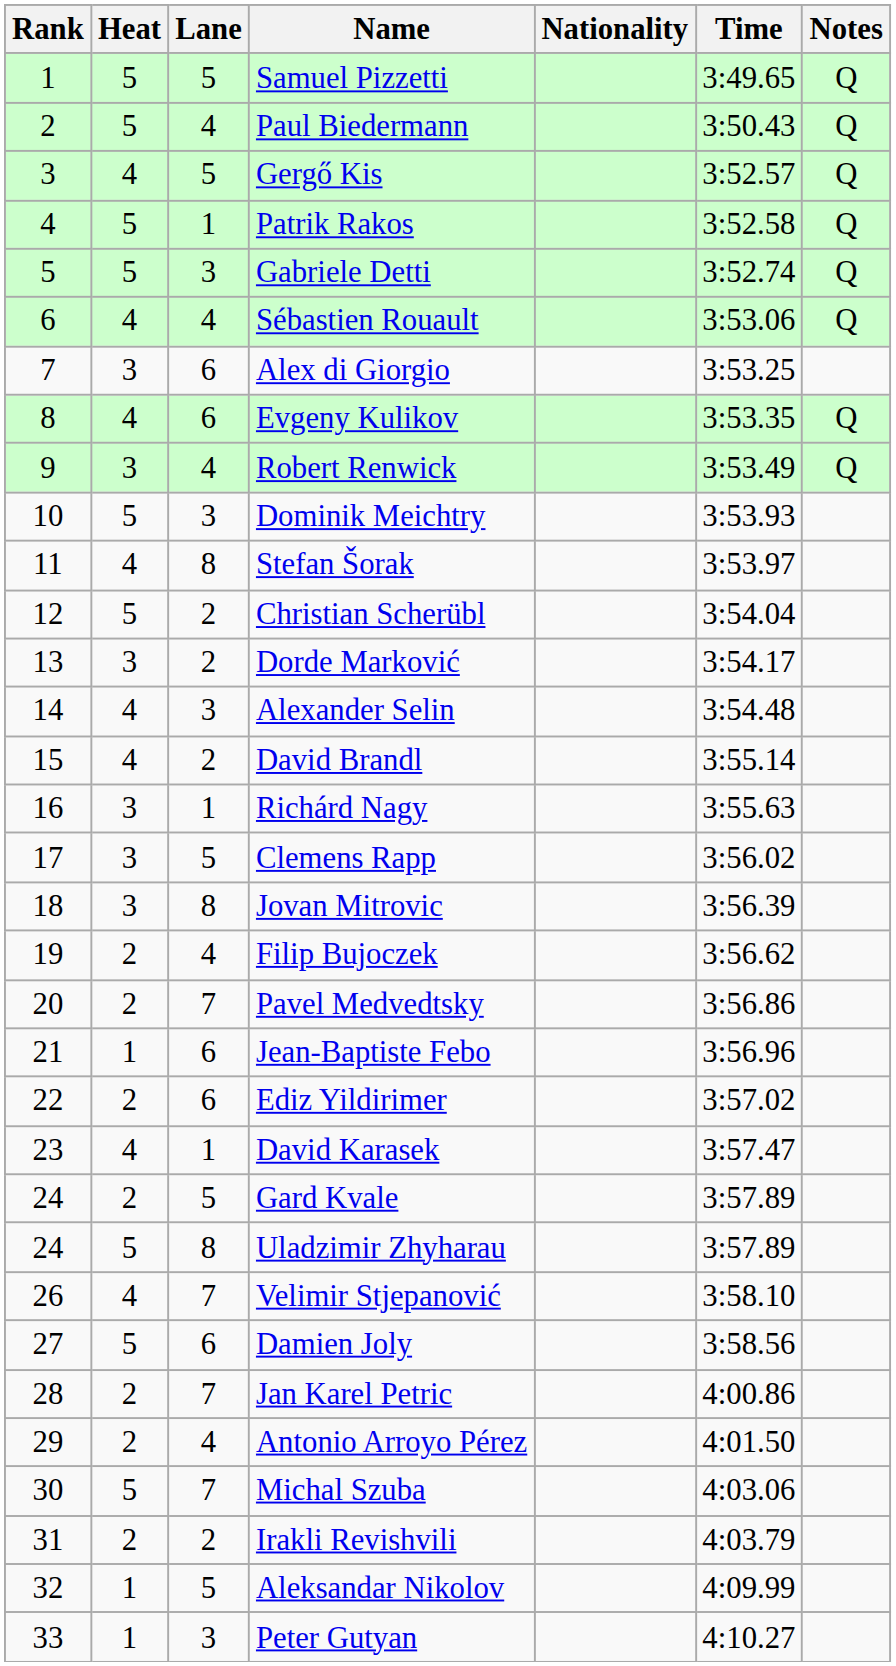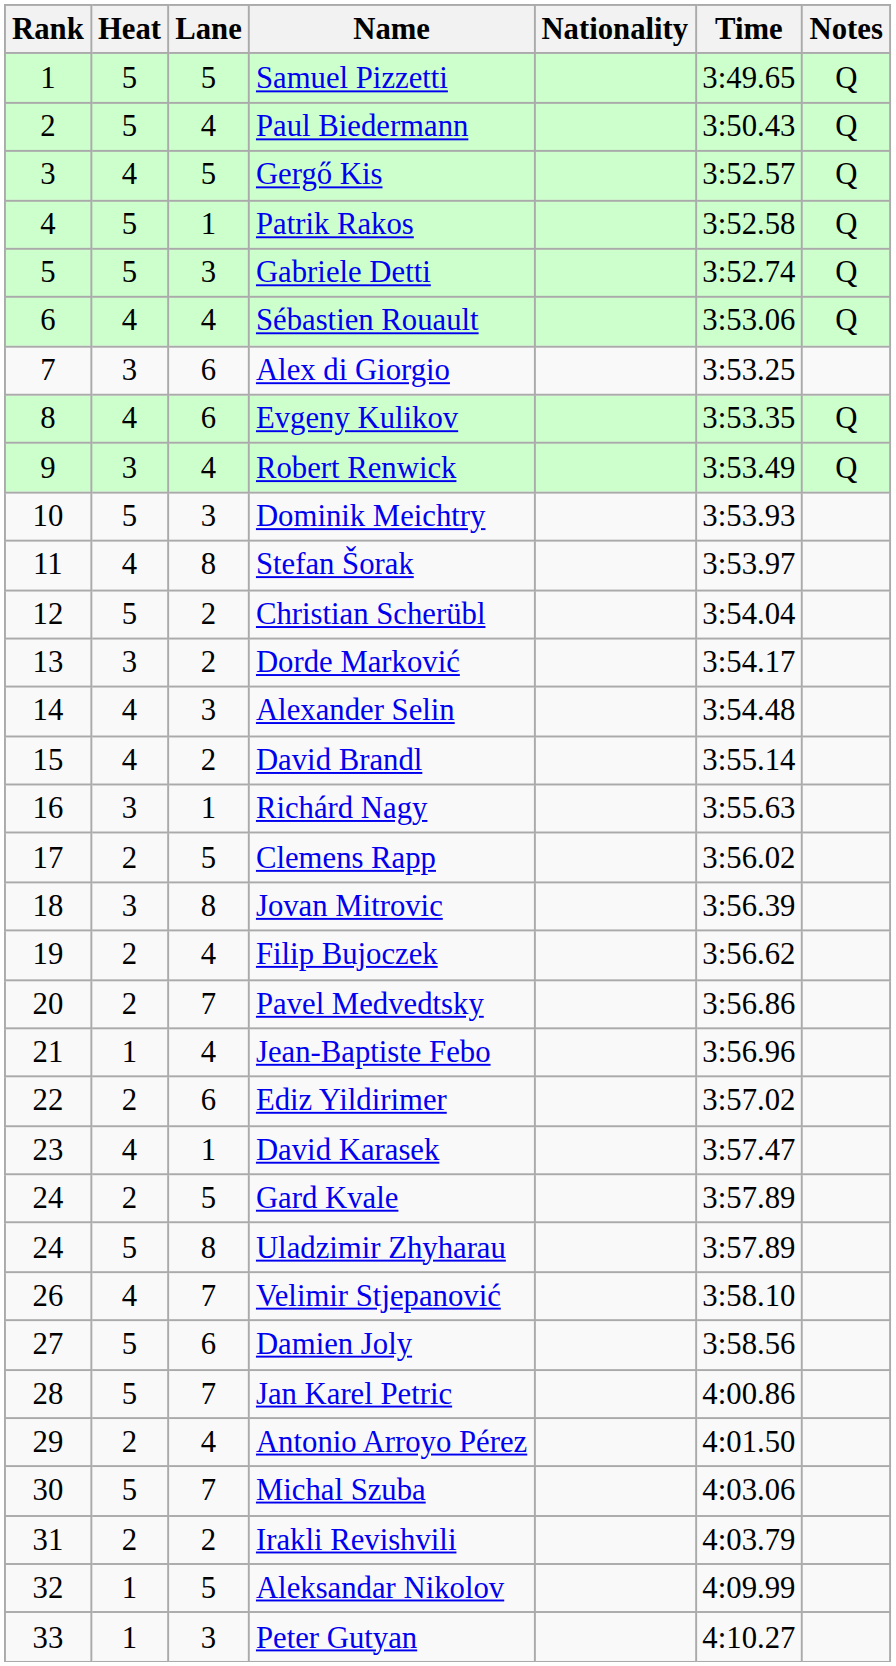(129, 857) 3 -> (129, 857) 2
(208, 1051) 6 -> (208, 1051) 4
(129, 1393) 2 -> (129, 1393) 5
